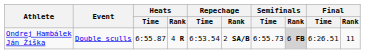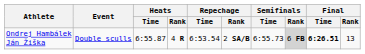(323, 38) normal -> (323, 38) bold
(350, 38) 11 -> (350, 38) 13
